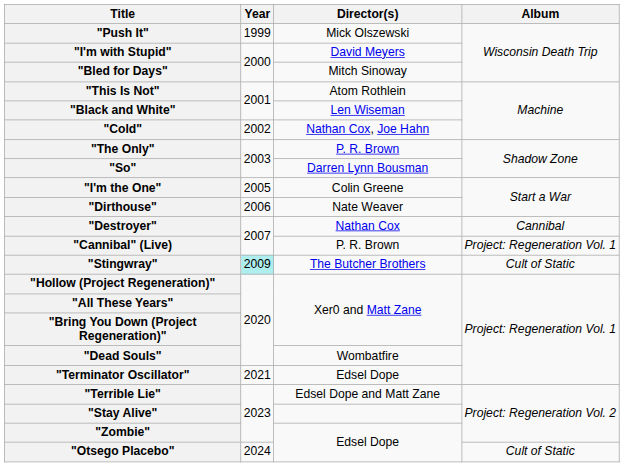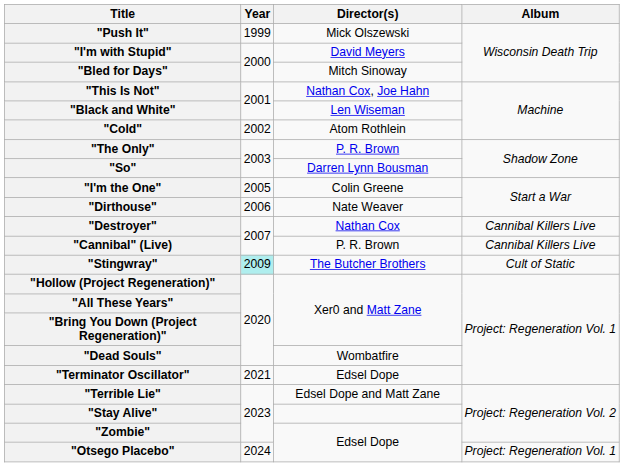(368, 91) Atom Rothlein -> (368, 91) Nathan Cox, Joe Hahn
(368, 129) Nathan Cox, Joe Hahn -> (368, 129) Atom Rothlein
(540, 226) Cannibal -> (540, 226) Cannibal Killers Live
(540, 245) Project: Regeneration Vol. 1 -> (540, 245) Cannibal Killers Live
(540, 452) Cult of Static -> (540, 452) Project: Regeneration Vol. 1
